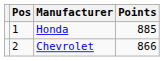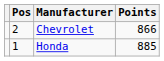rows swapped: (52, 30) <-> (65, 48)
